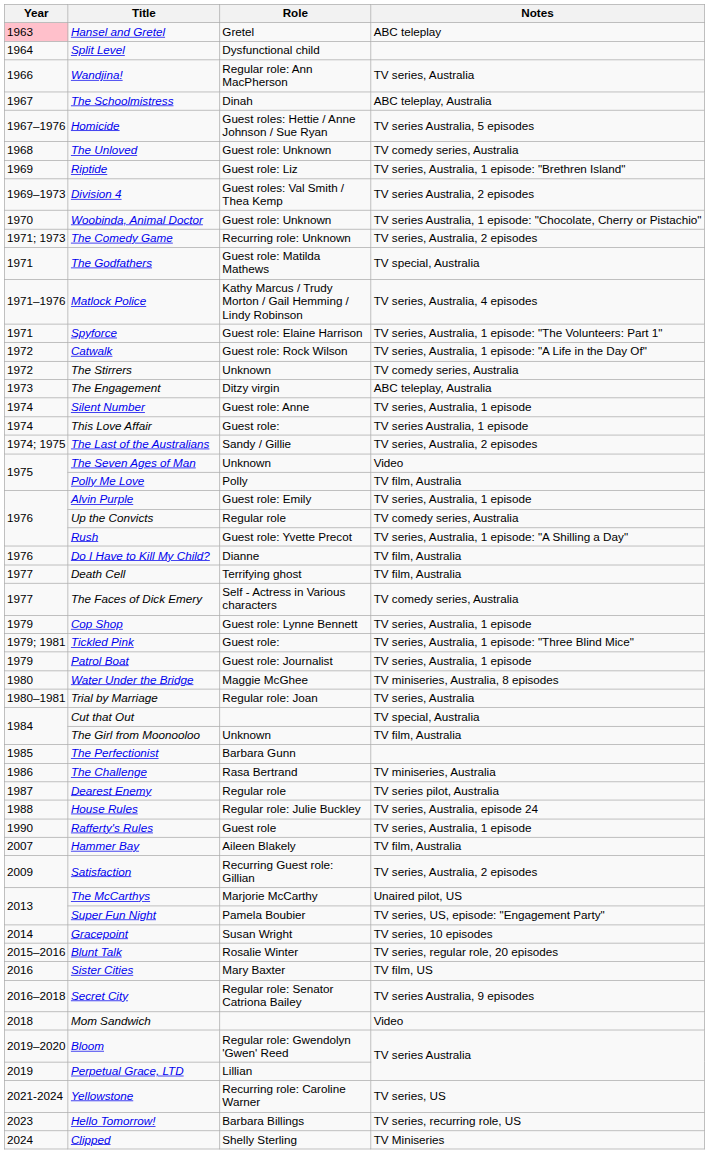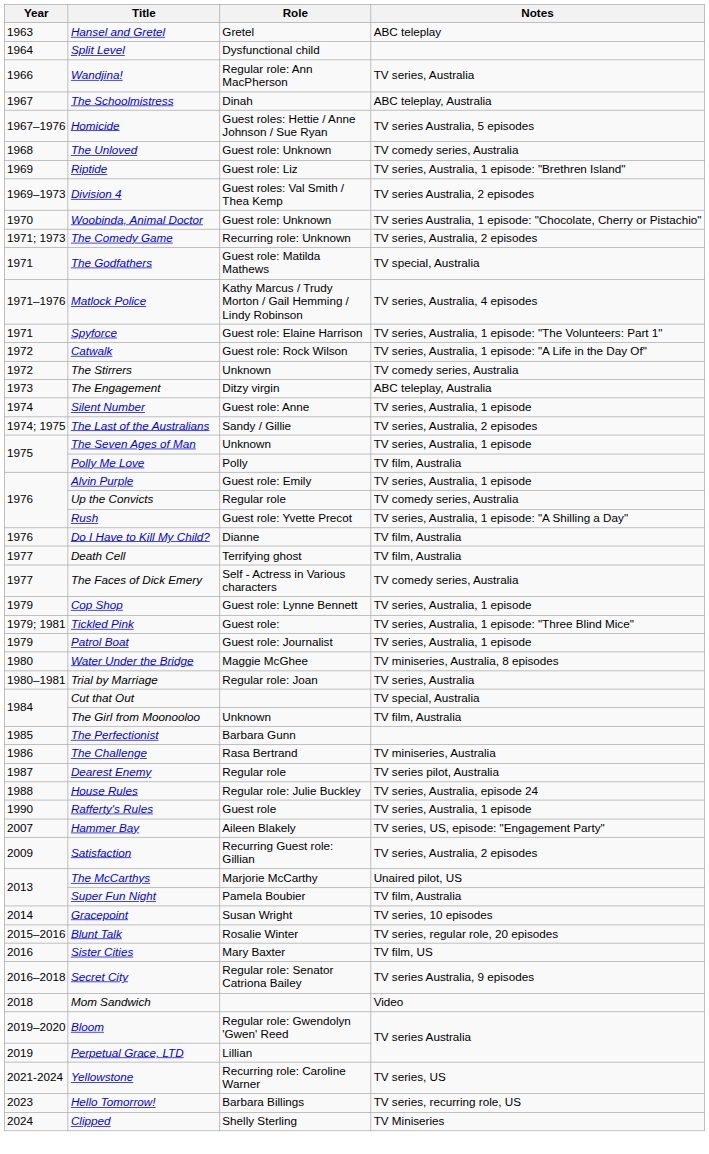(20, 32) pink background -> (20, 32) no background
- row: (111, 426)
(389, 463) Video -> (453, 444) TV series, Australia, 1 episode
(417, 846) TV film, Australia -> (489, 828) TV series, US, episode: "Engagement Party"
(489, 915) TV series, US, episode: "Engagement Party" -> (417, 896) TV film, Australia
